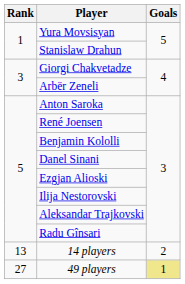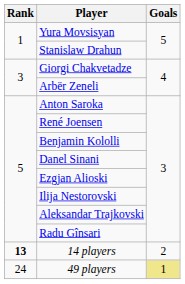(20, 251) normal -> (20, 251) bold
(20, 269) 27 -> (20, 269) 24
